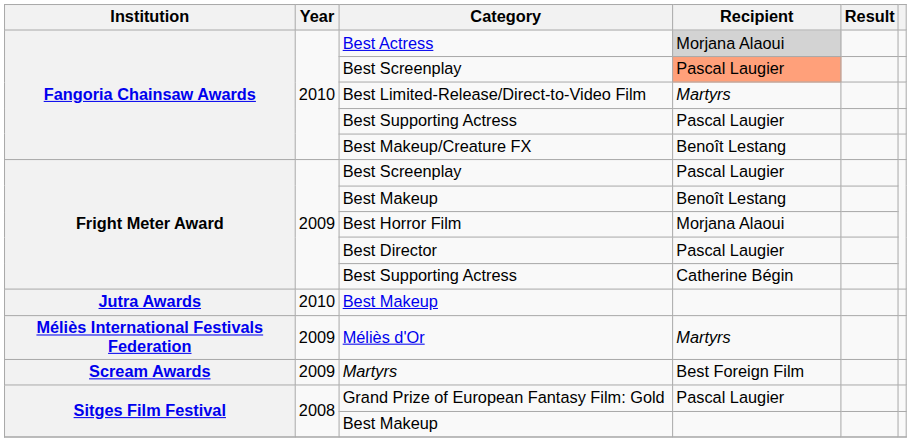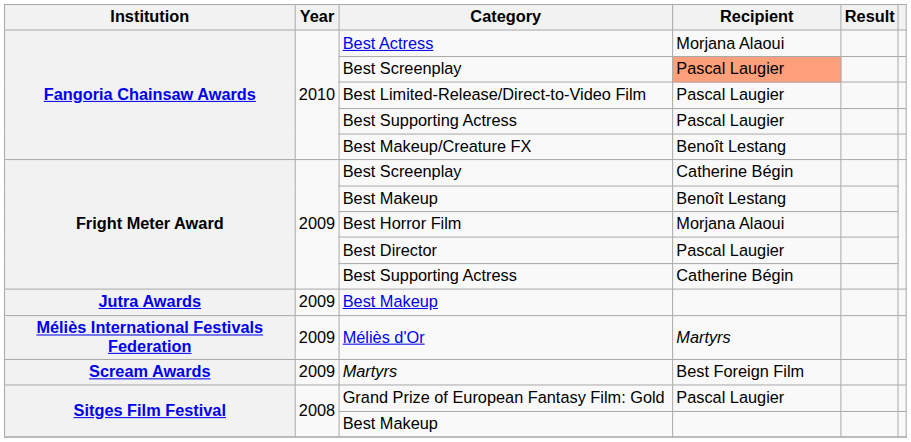(730, 43) lightgrey background -> (730, 43) no background
(704, 95) Martyrs -> (730, 95) Pascal Laugier
(730, 172) Pascal Laugier -> (735, 172) Catherine Bégin
(317, 302) 2010 -> (317, 302) 2009
